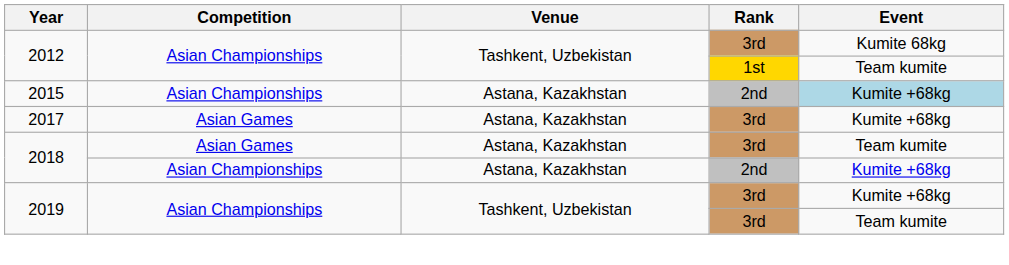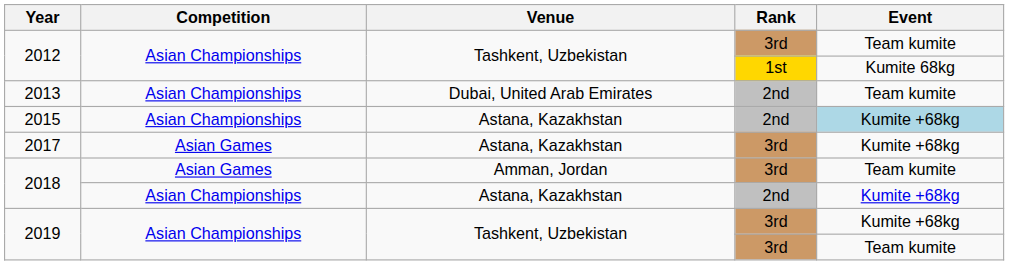(901, 43) Kumite 68kg -> (910, 43) Team kumite
(901, 69) Team kumite -> (910, 69) Kumite 68kg
+ row: (43, 94)
(555, 145) Astana, Kazakhstan -> (551, 171) Amman, Jordan
